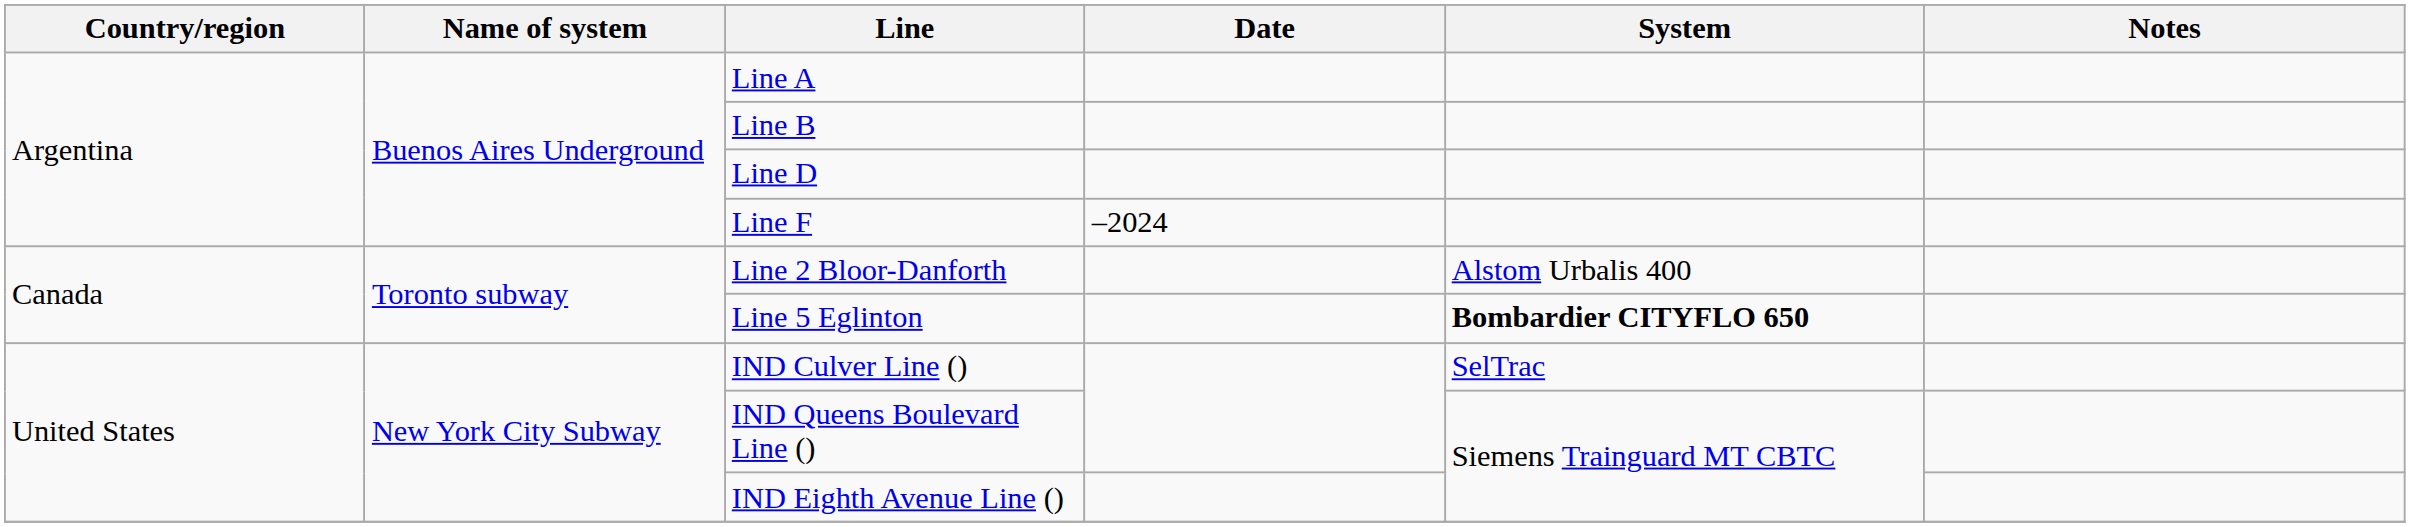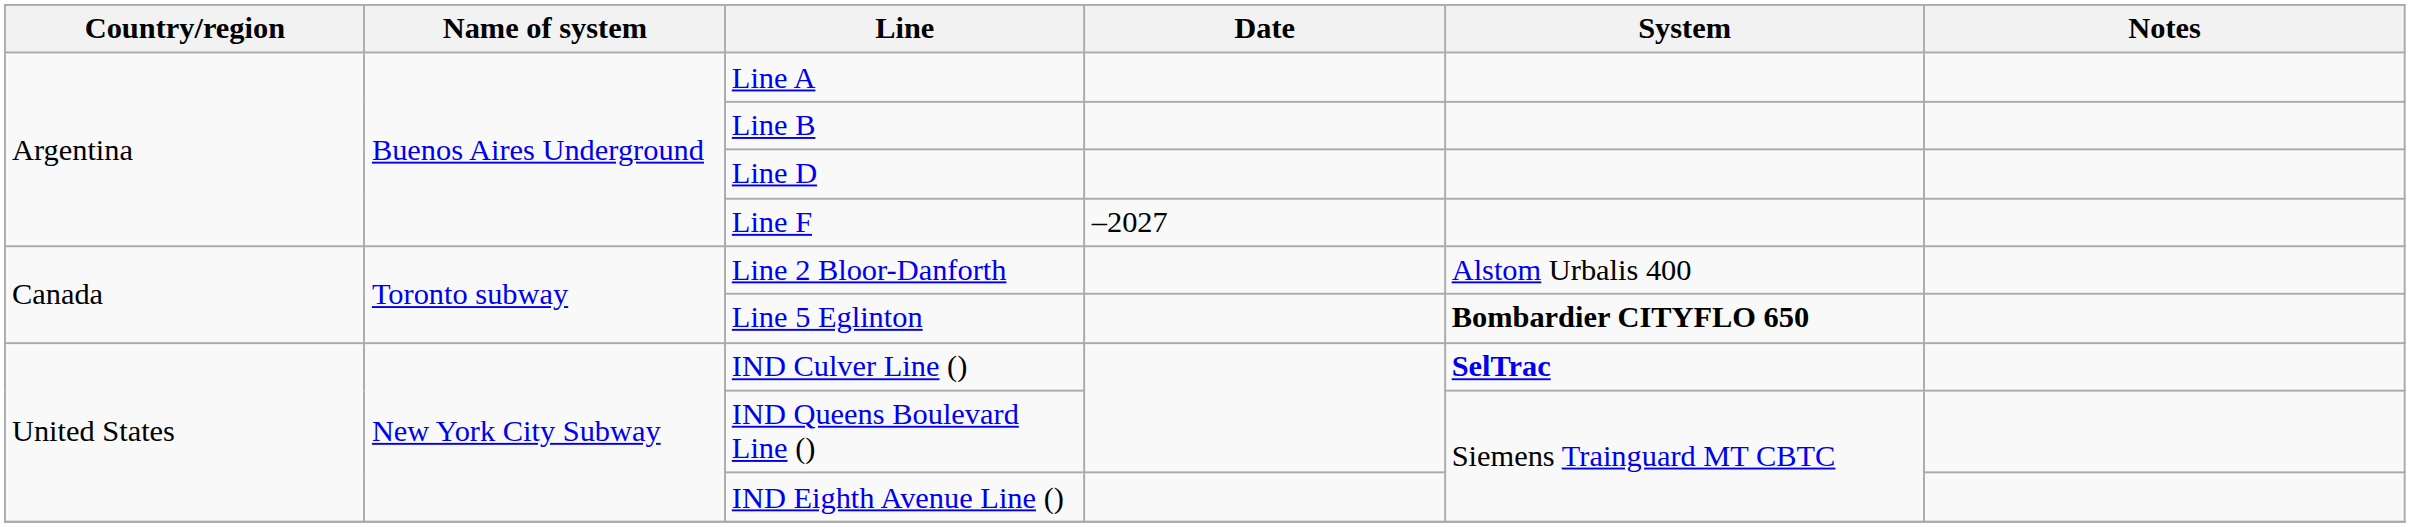(1130, 221) –2024 -> (1130, 221) –2027
(1498, 366) normal -> (1501, 366) bold
